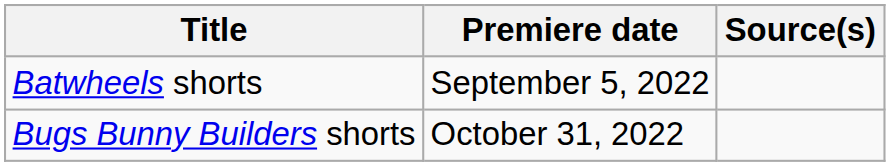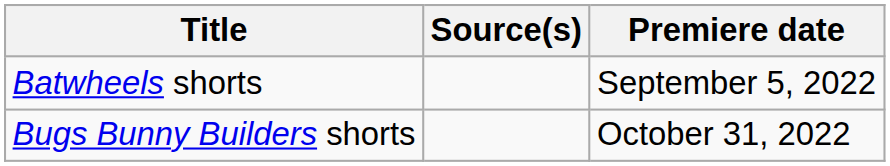columns swapped: (570, 30) <-> (800, 30)
